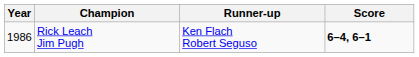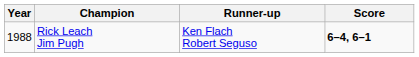(19, 37) 1986 -> (19, 37) 1988
